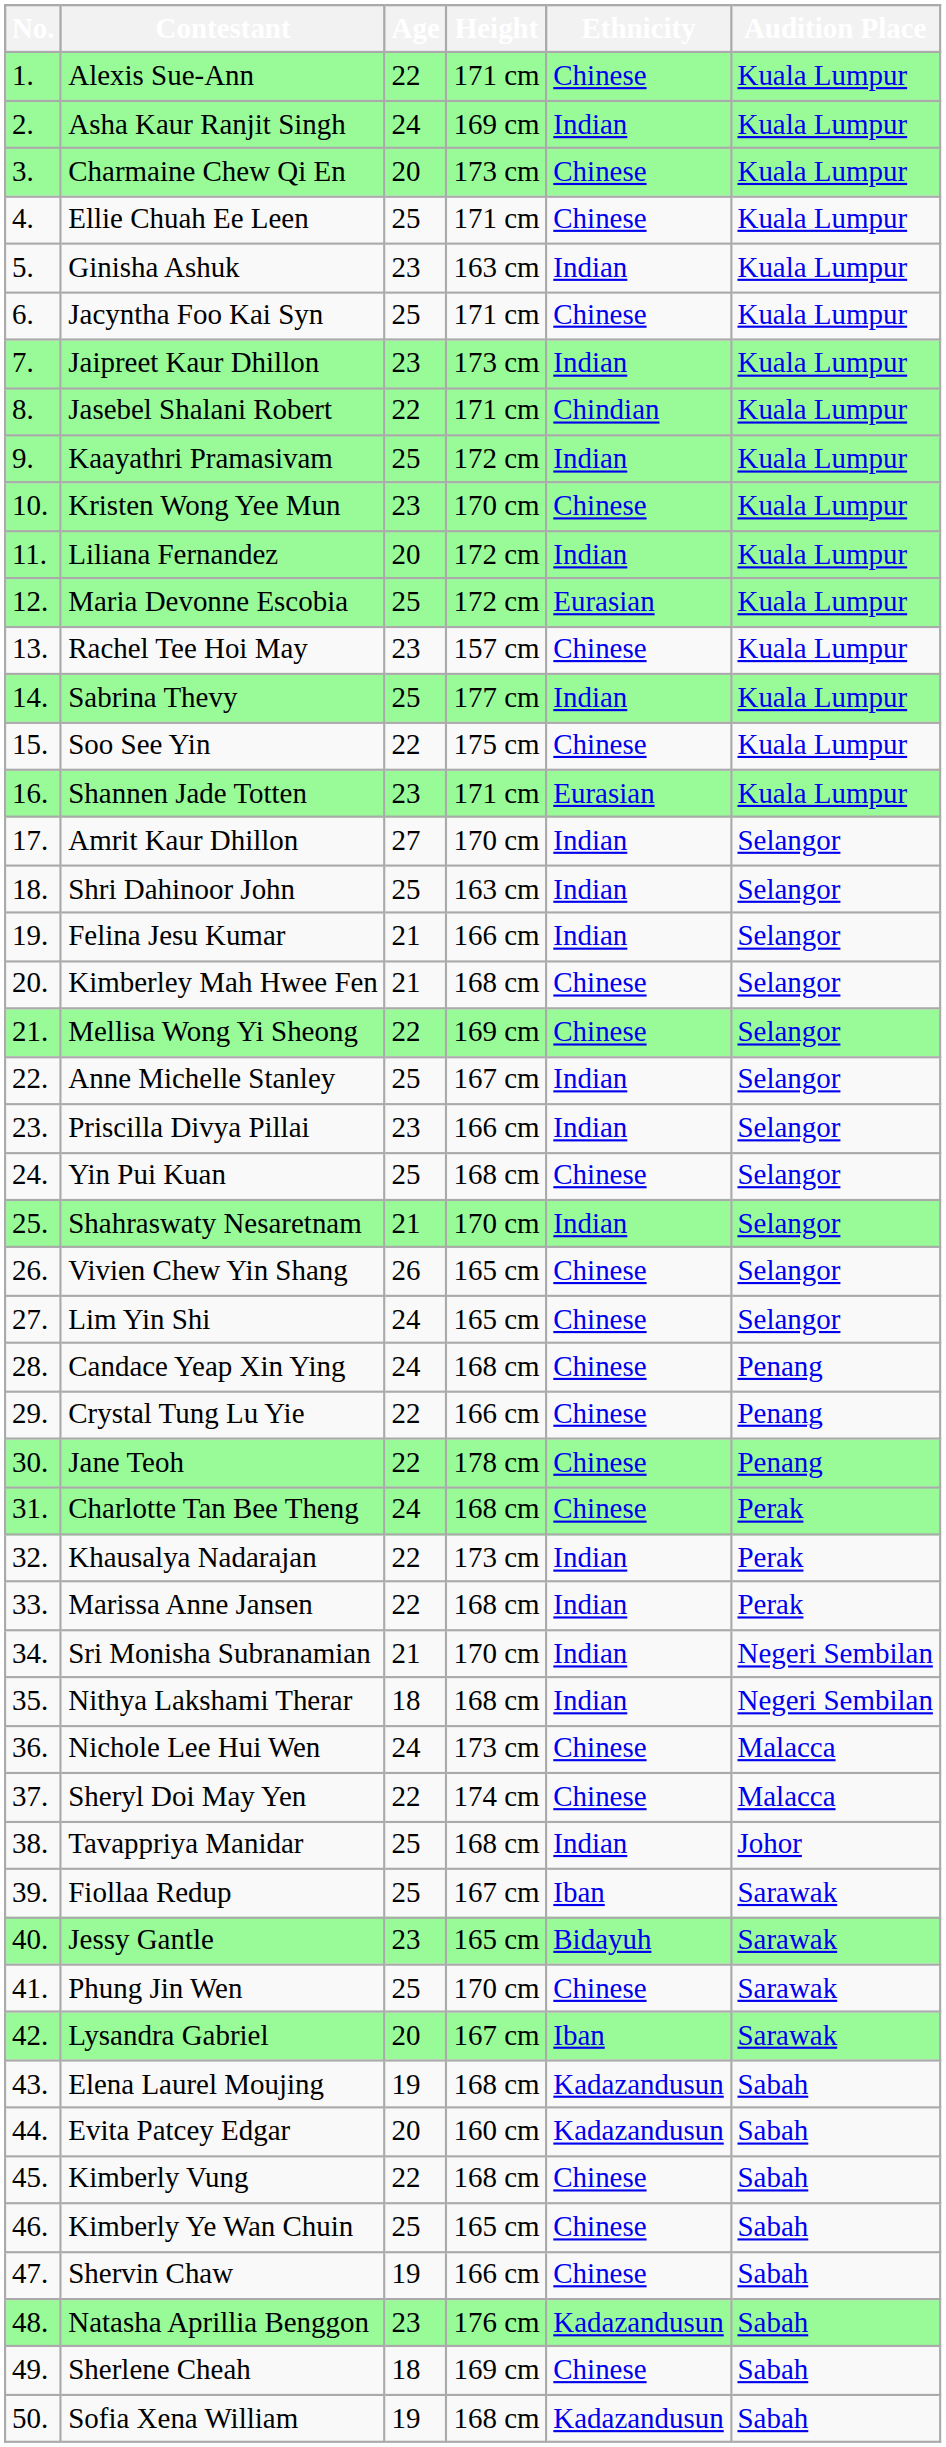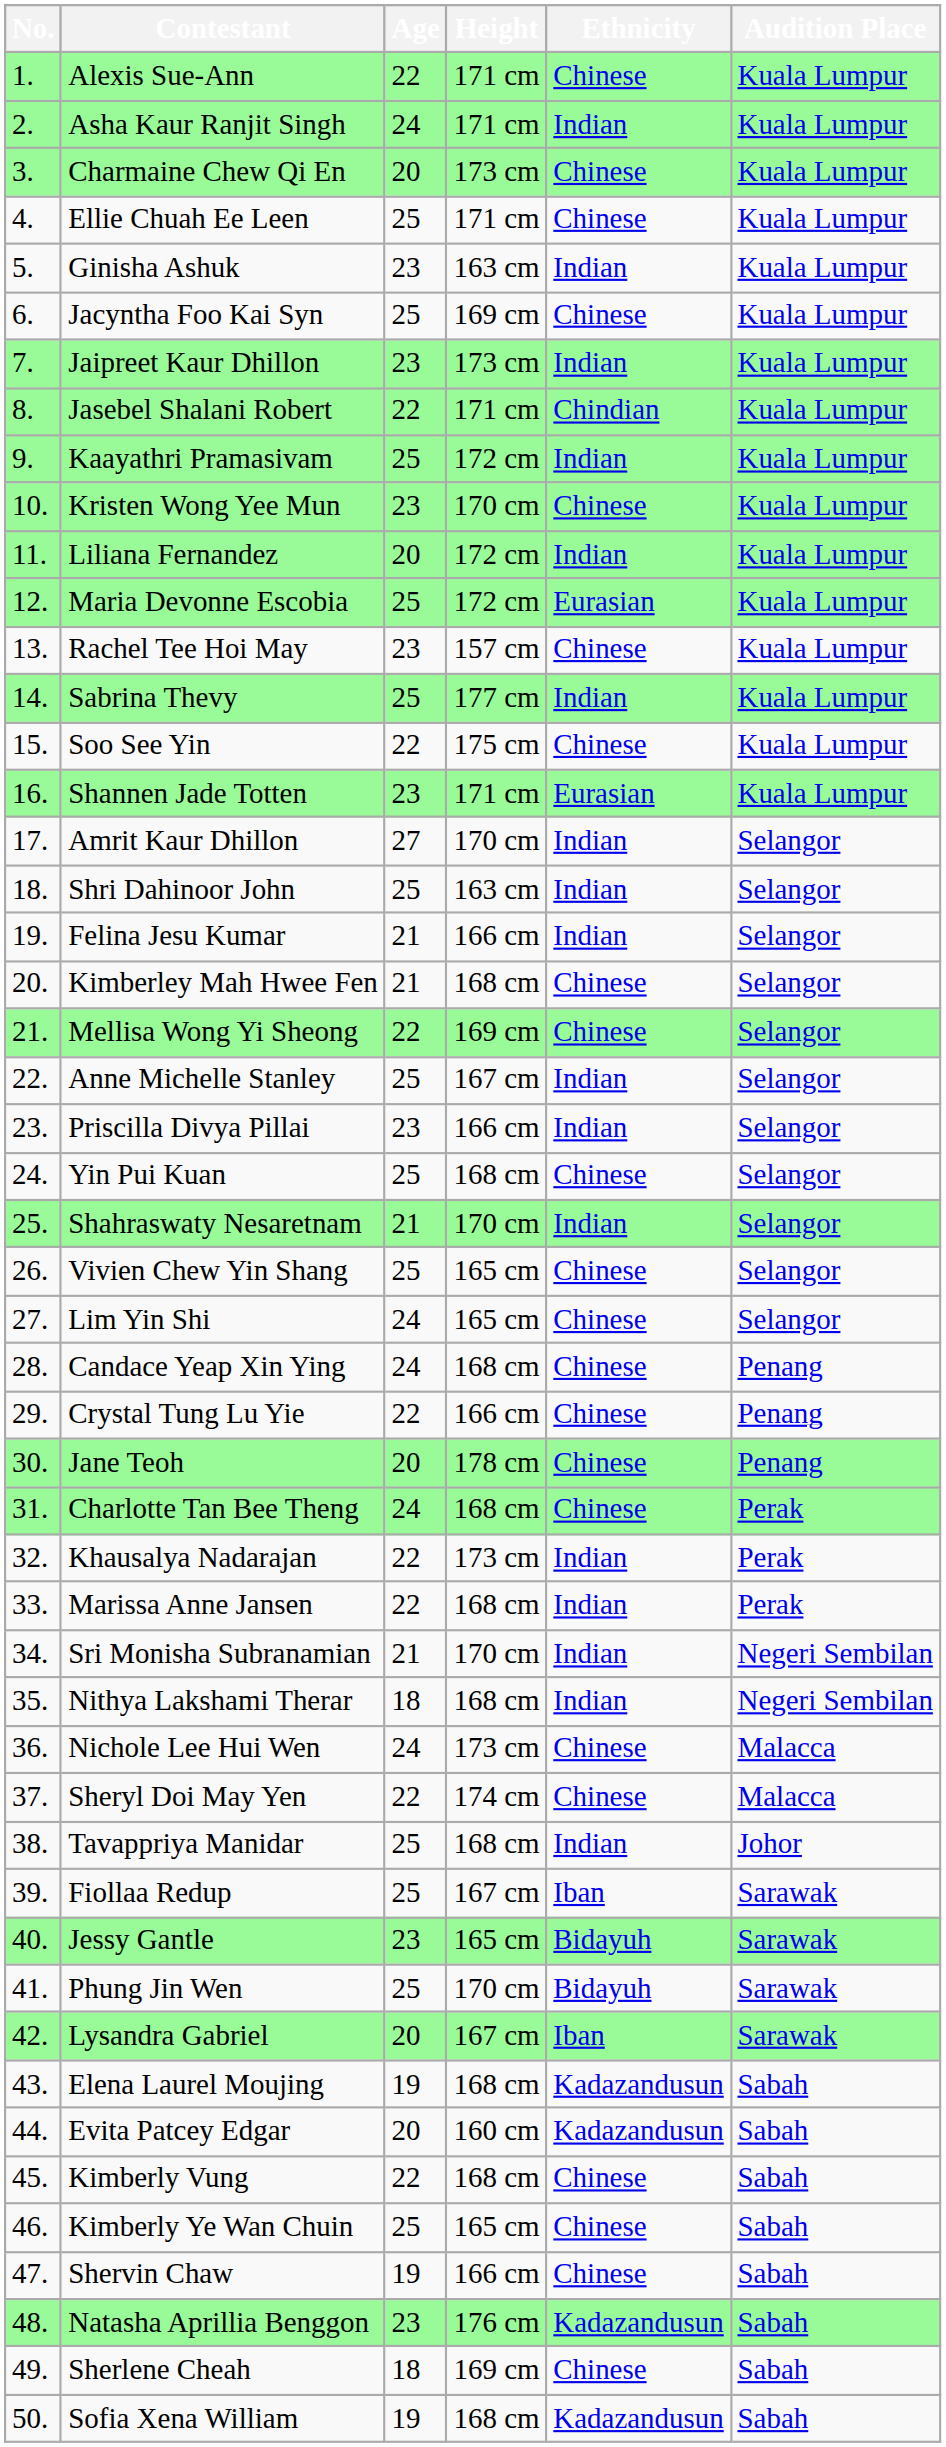(497, 123) 169 cm -> (497, 123) 171 cm
(497, 314) 171 cm -> (497, 314) 169 cm
(406, 1270) 26 -> (406, 1270) 25
(406, 1461) 22 -> (406, 1461) 20
(600, 1987) Chinese -> (602, 1987) Bidayuh
